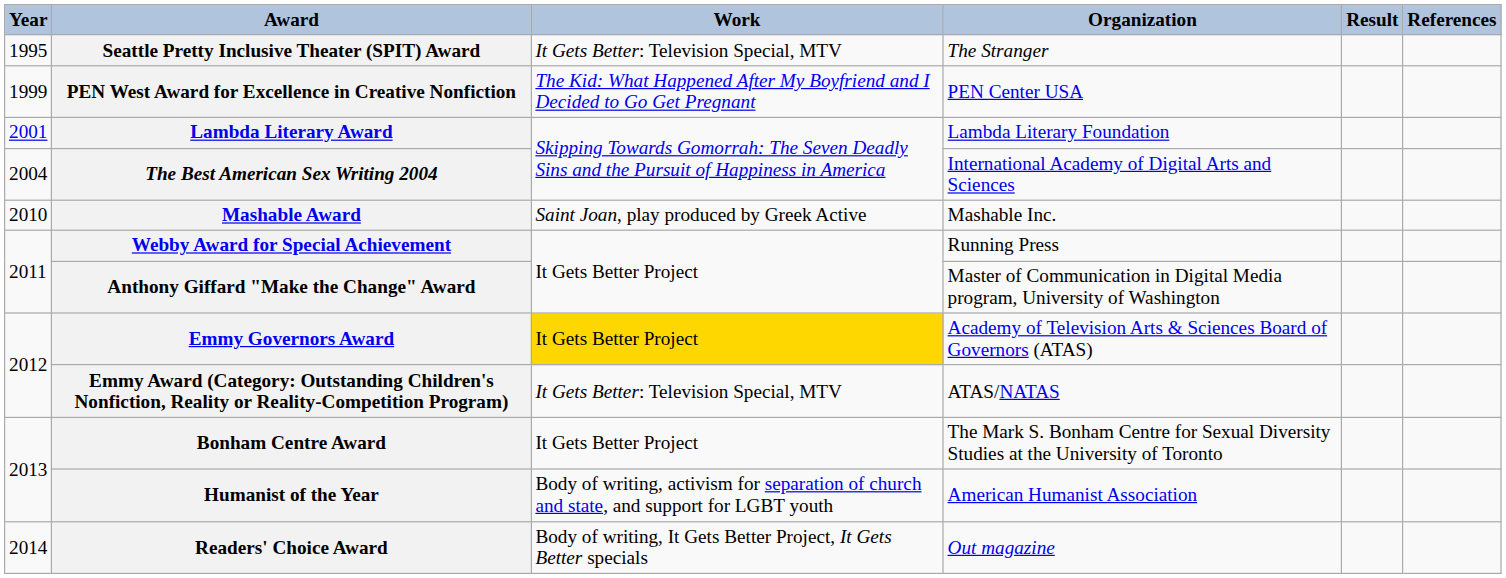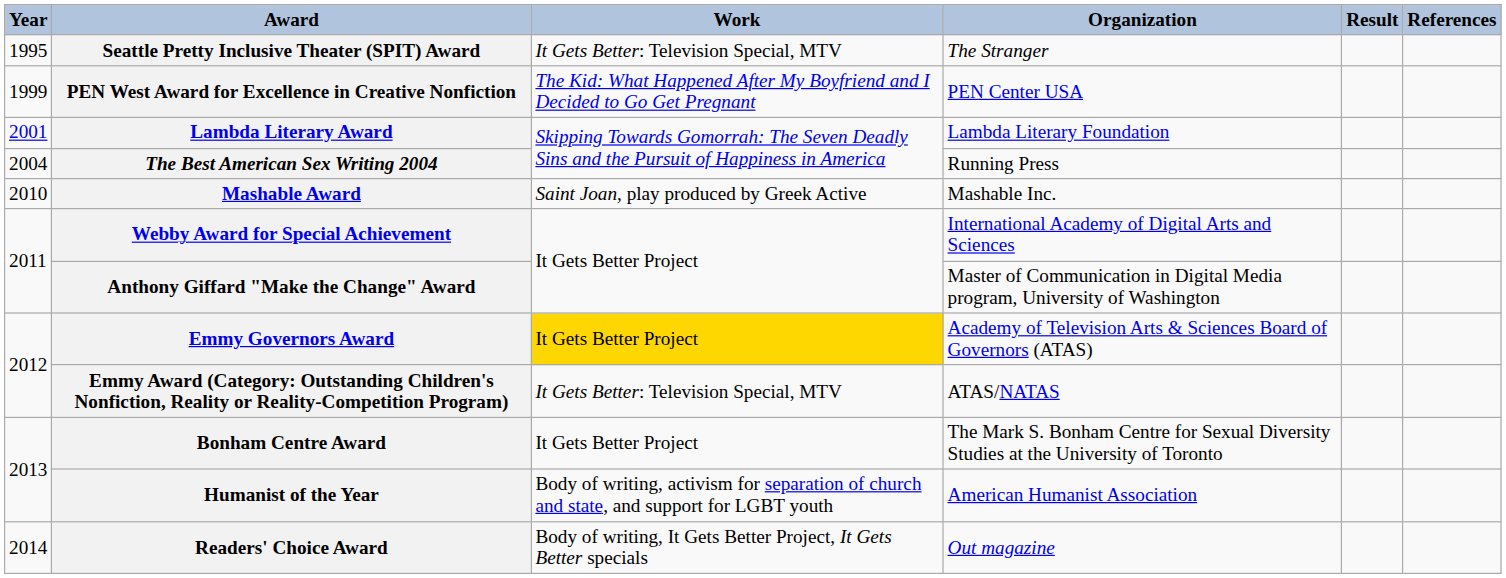(1109, 173) International Academy of Digital Arts and Sciences -> (1003, 163) Running Press
(1003, 245) Running Press -> (1109, 234) International Academy of Digital Arts and Sciences
